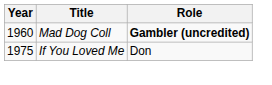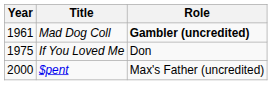(20, 32) 1960 -> (20, 32) 1961
+ row: (54, 70)
